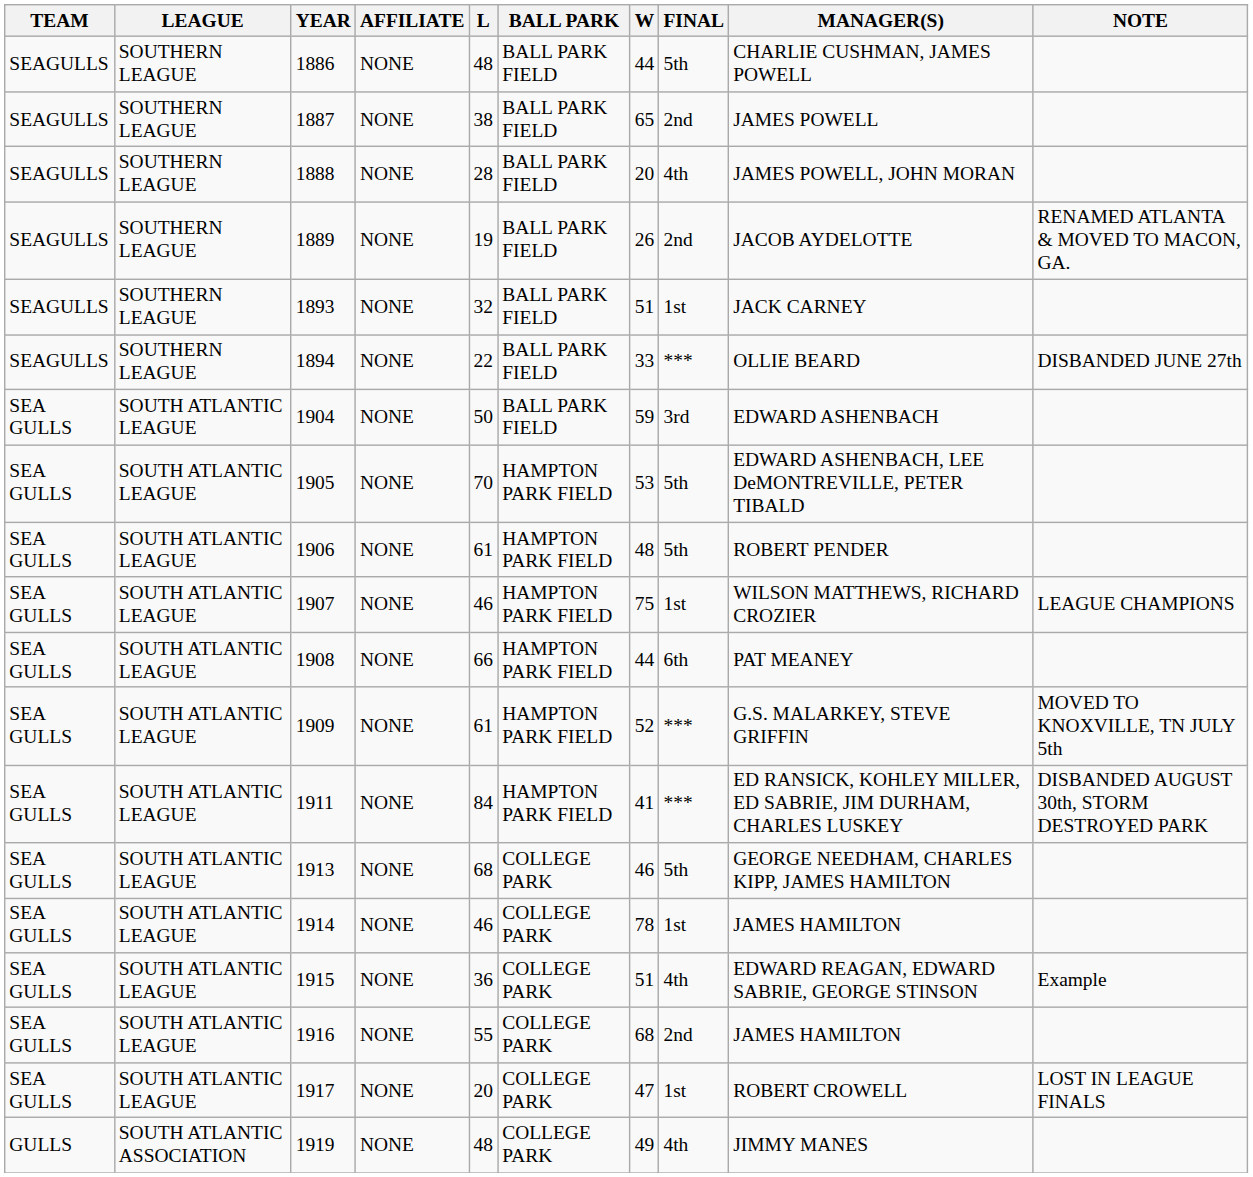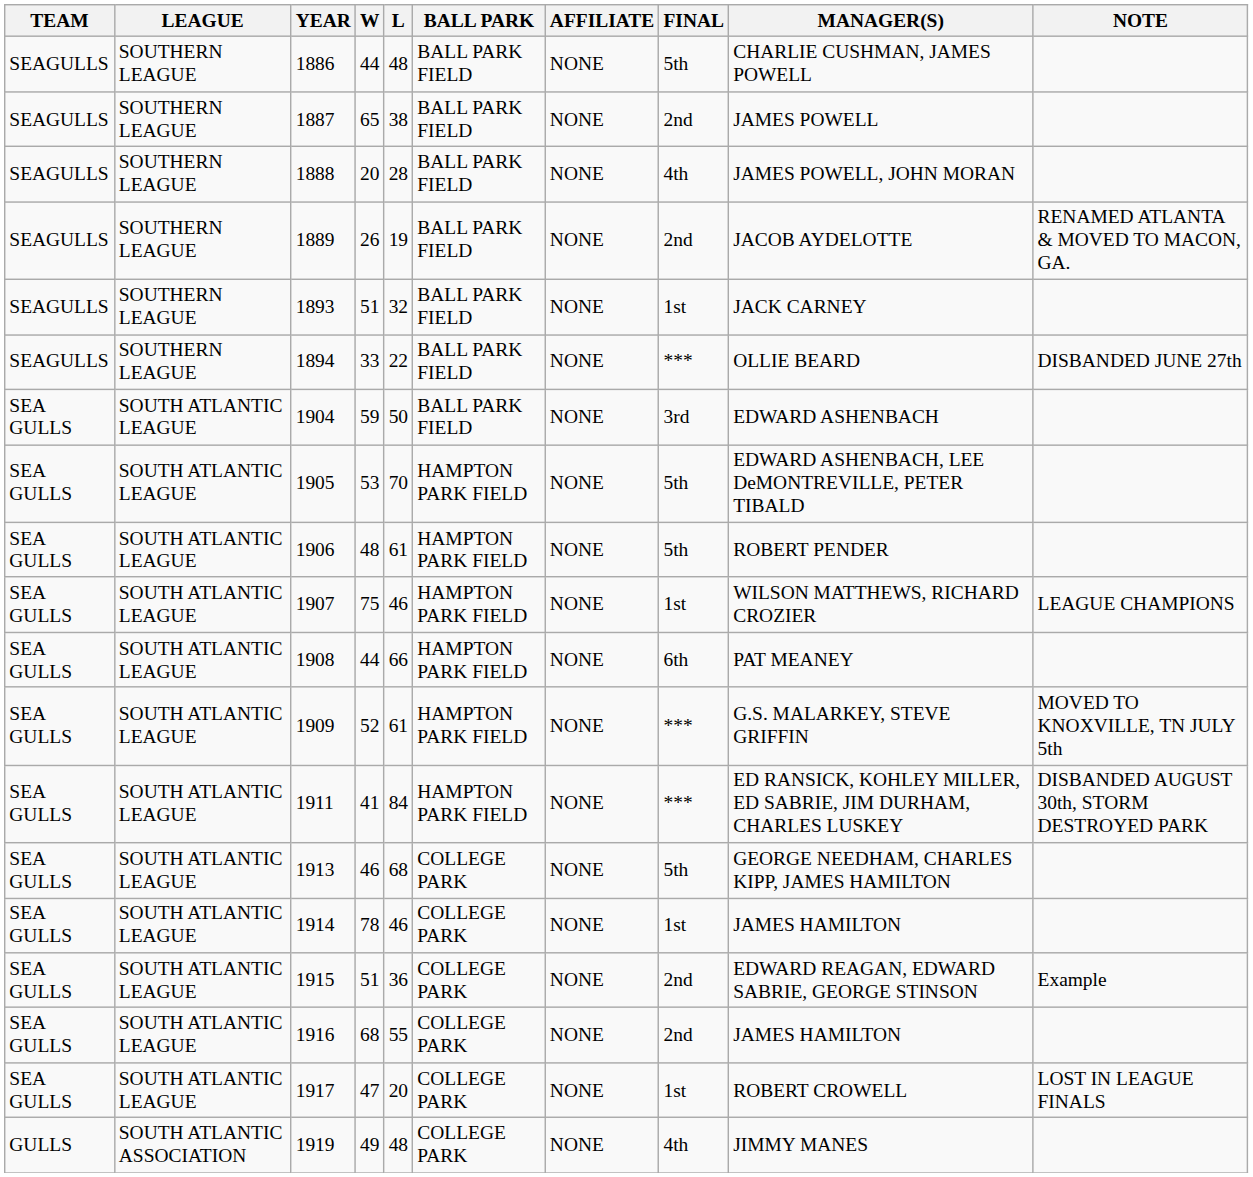columns swapped: (645, 20) <-> (412, 20)
(676, 979) 4th -> (678, 979) 2nd
